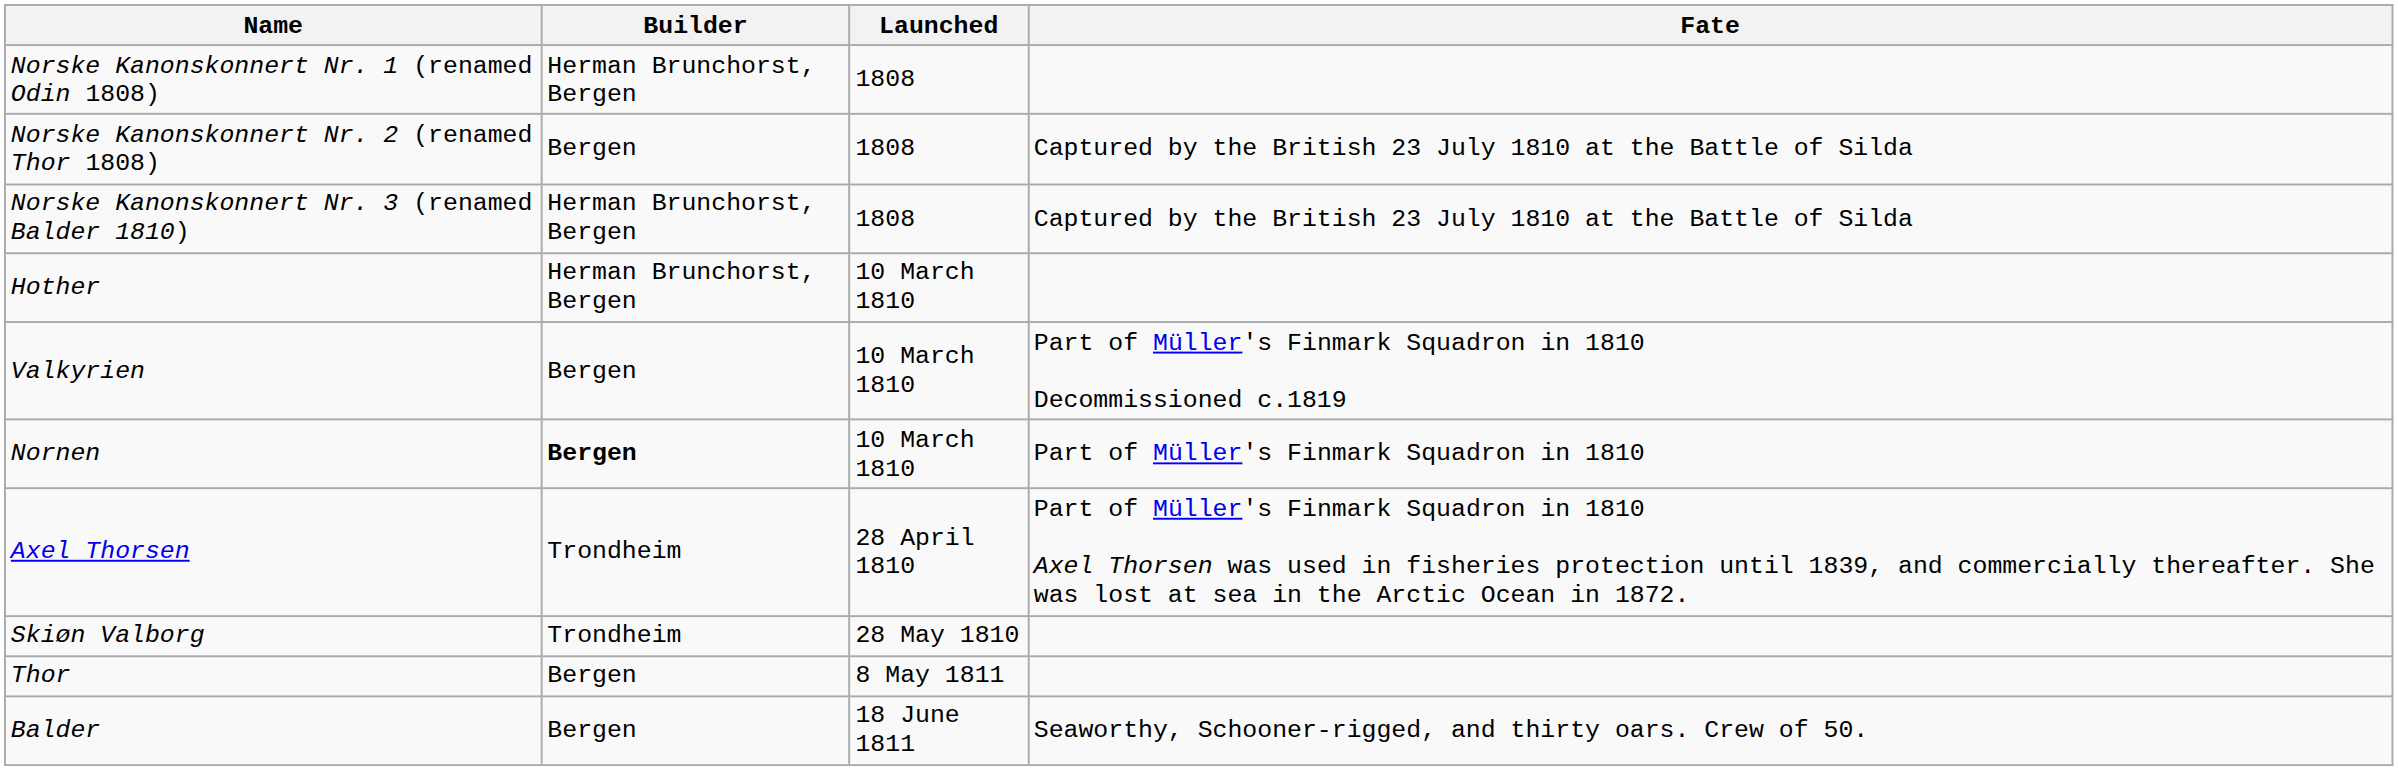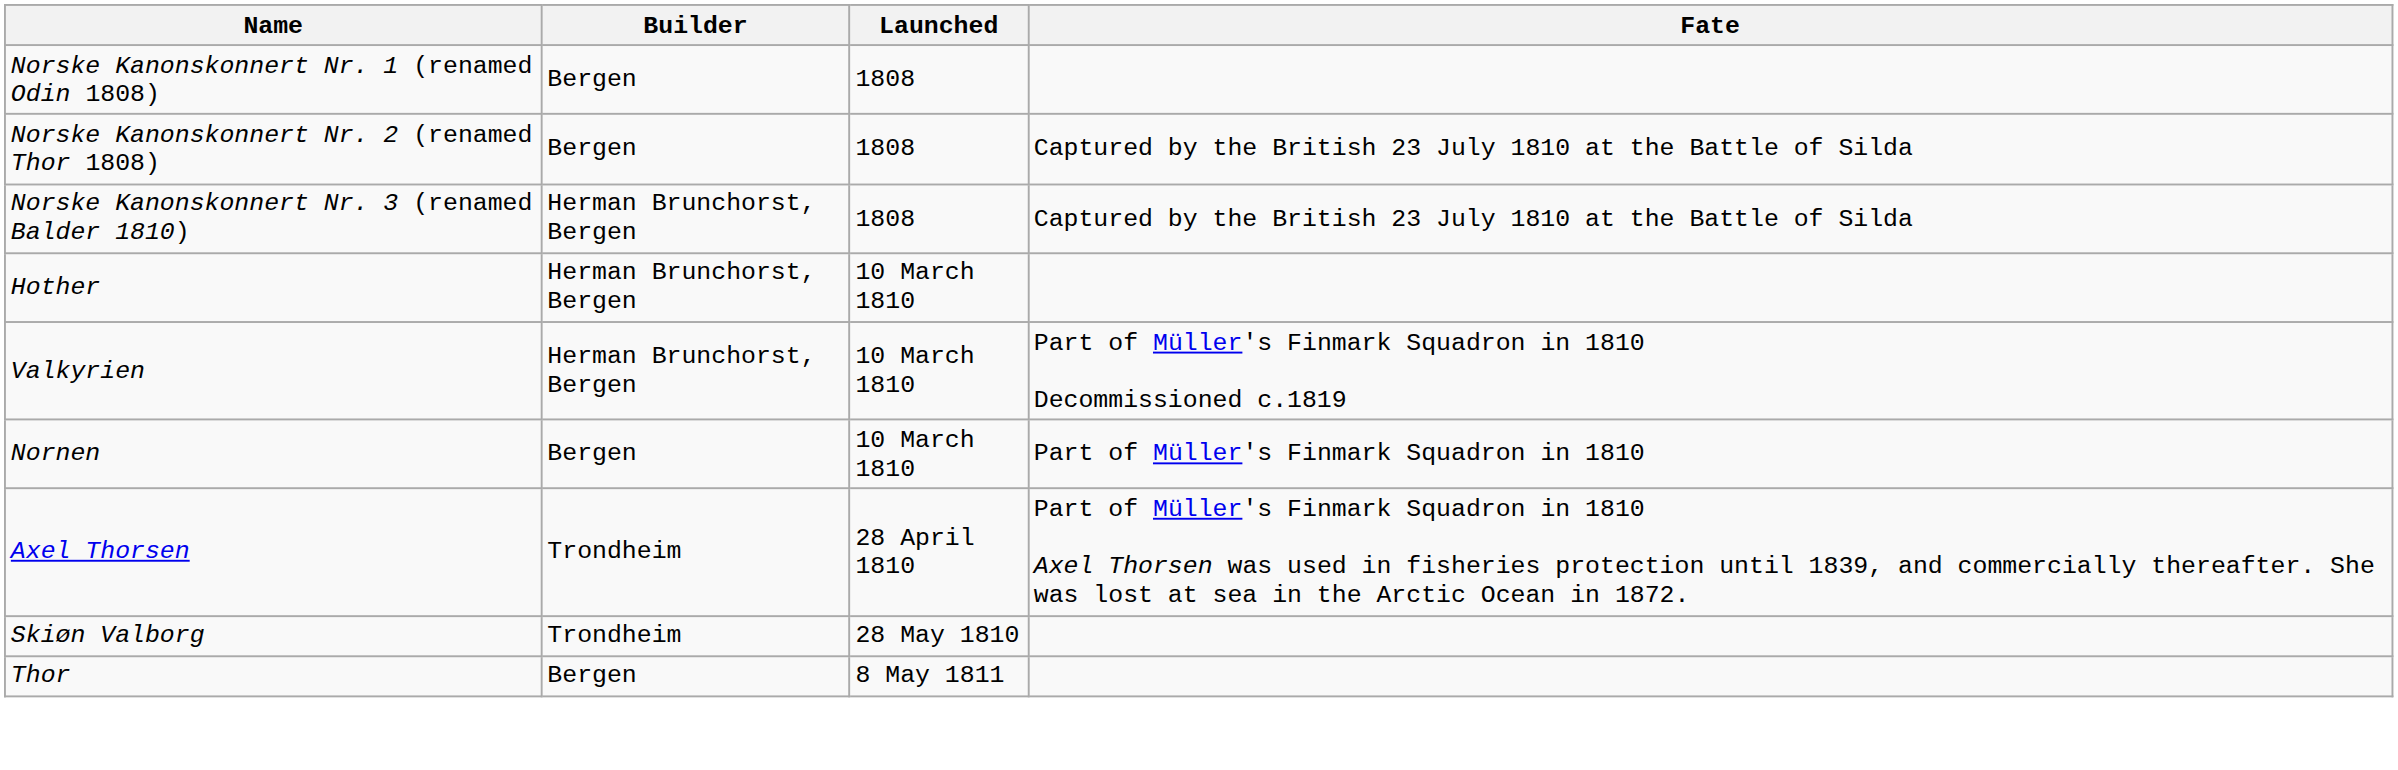(681, 80) Herman Brunchorst, Bergen -> (592, 80) Bergen
(592, 371) Bergen -> (681, 371) Herman Brunchorst, Bergen
(592, 454) bold -> (592, 454) normal
- row: (56, 731)
